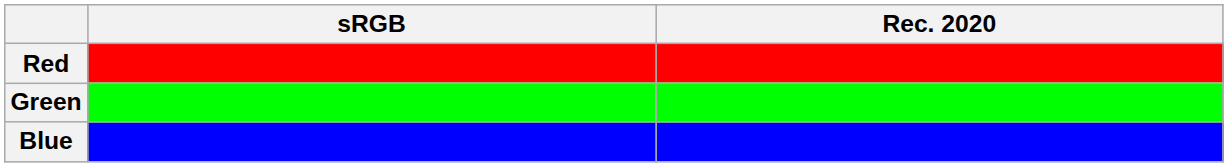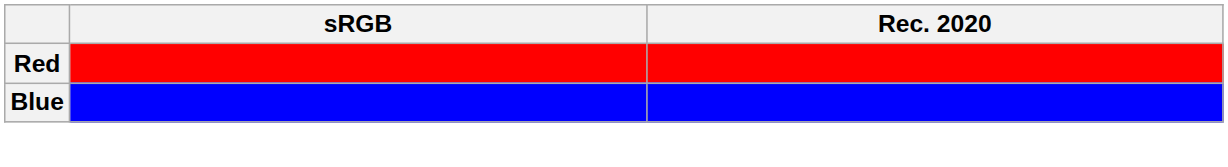- row: (46, 102)
